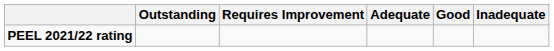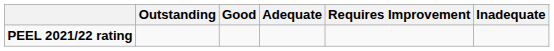columns swapped: (453, 14) <-> (293, 14)
